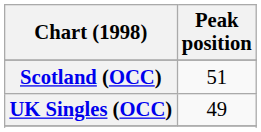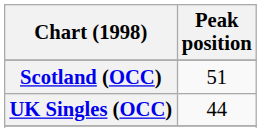(217, 109) 49 -> (217, 109) 44
